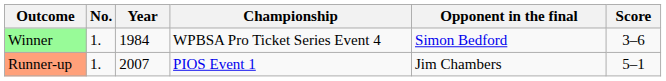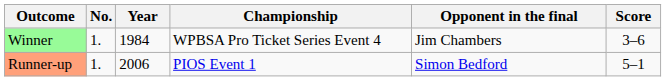(461, 40) Simon Bedford -> (458, 40) Jim Chambers
(134, 64) 2007 -> (134, 64) 2006
(458, 64) Jim Chambers -> (461, 64) Simon Bedford
